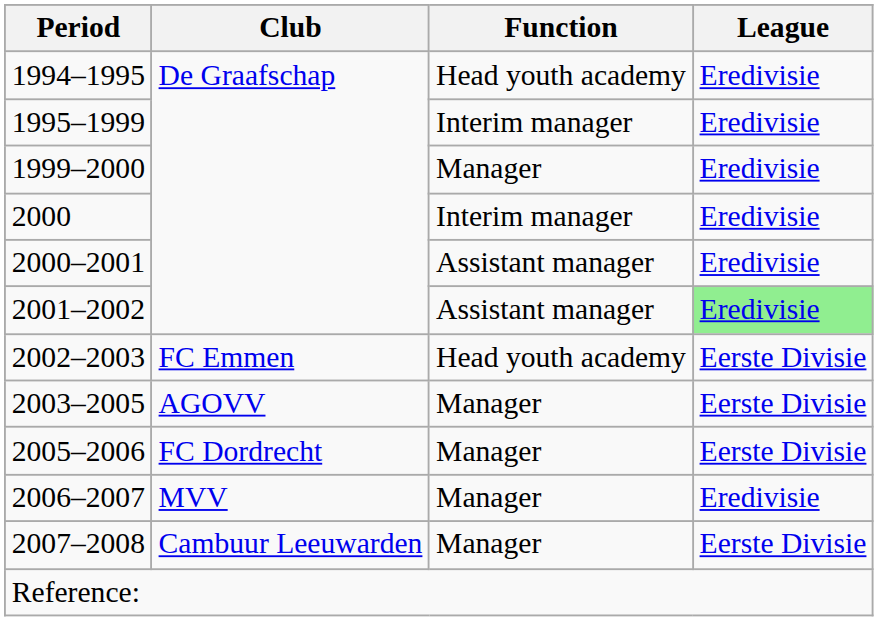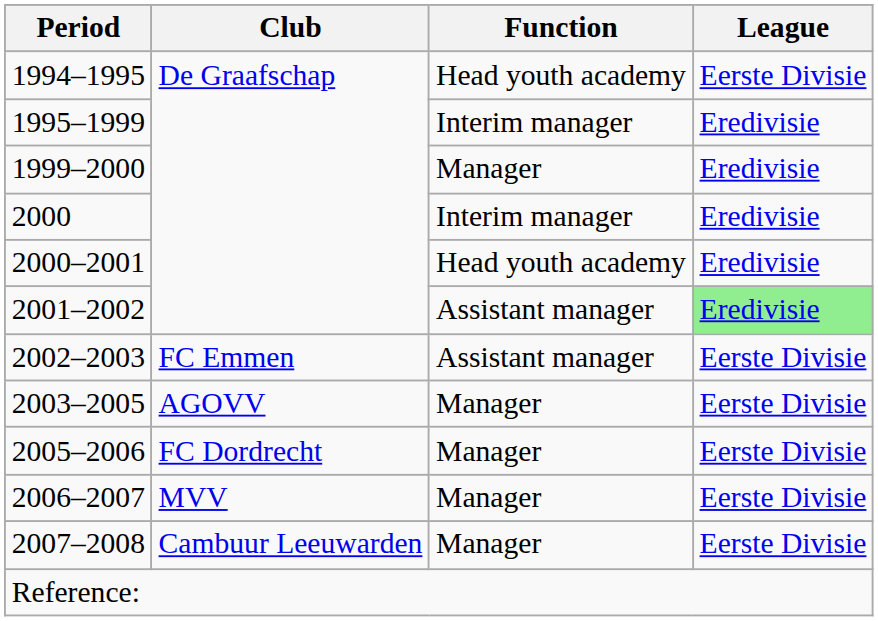(760, 74) Eredivisie -> (783, 74) Eerste Divisie
(545, 262) Assistant manager -> (561, 262) Head youth academy
(561, 356) Head youth academy -> (545, 356) Assistant manager
(760, 497) Eredivisie -> (783, 497) Eerste Divisie
